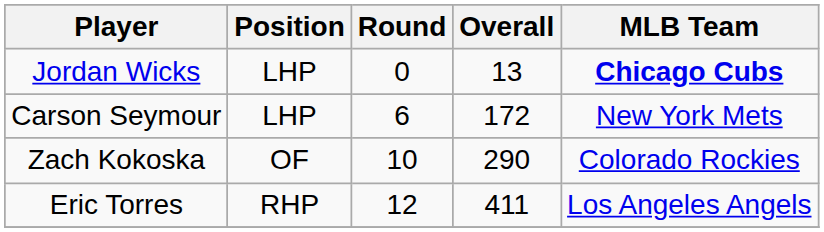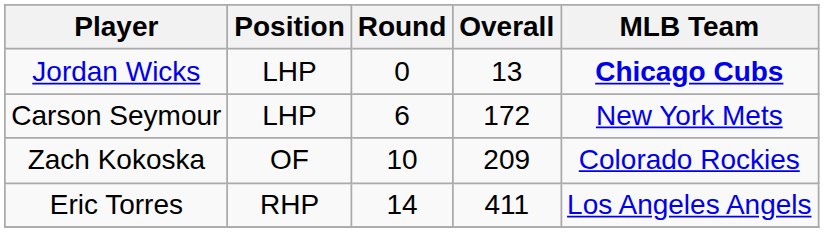(507, 159) 290 -> (507, 159) 209
(402, 204) 12 -> (402, 204) 14
